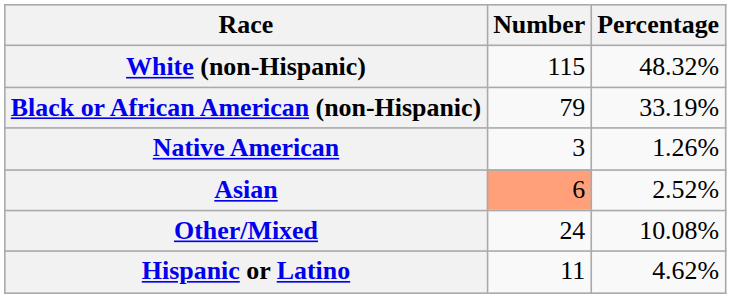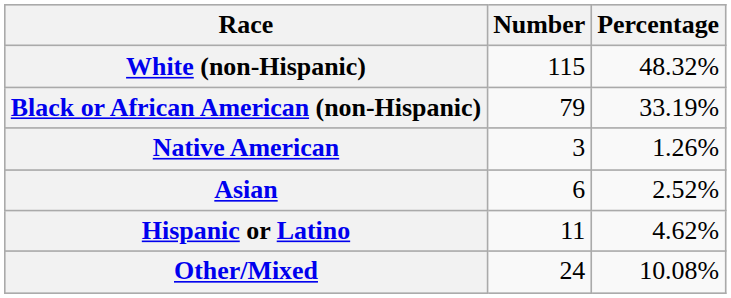(579, 189) lightsalmon background -> (579, 189) no background
rows swapped: (246, 230) <-> (246, 271)
